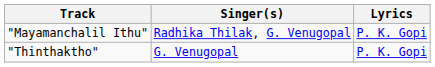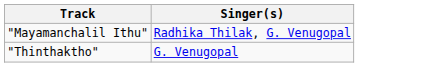- column: (392, 14)
